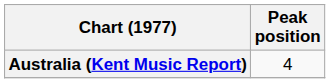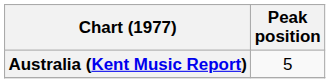(288, 63) 4 -> (288, 63) 5
